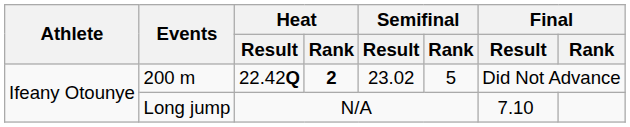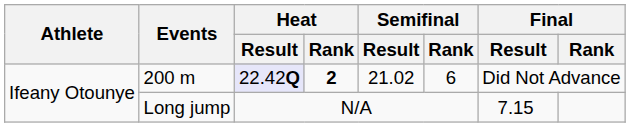(269, 78) no background -> (269, 78) lavender background
(391, 78) 23.02 -> (391, 78) 21.02
(451, 78) 5 -> (451, 78) 6
(518, 108) 7.10 -> (518, 108) 7.15
